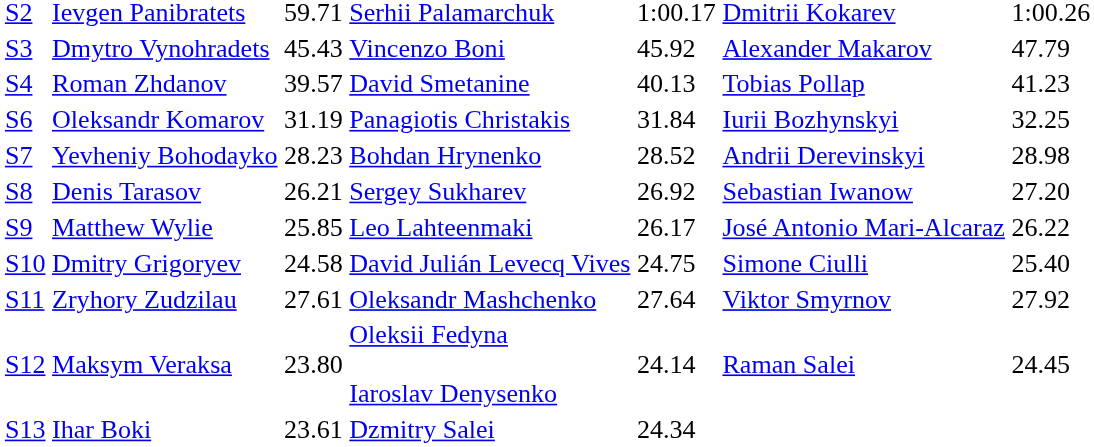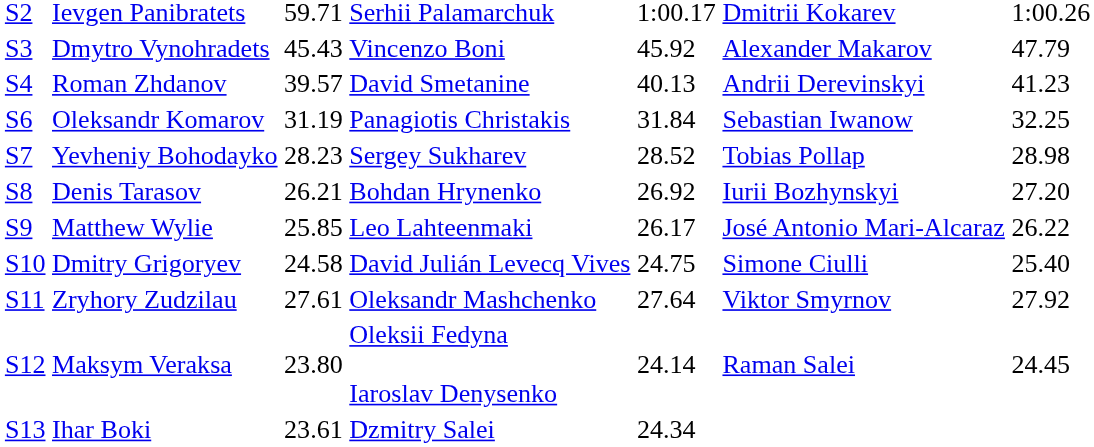(794, 83) Tobias Pollap -> (823, 83) Andrii Derevinskyi
(810, 119) Iurii Bozhynskyi -> (818, 119) Sebastian Iwanow
(445, 155) Bohdan Hrynenko -> (438, 155) Sergey Sukharev
(823, 155) Andrii Derevinskyi -> (794, 155) Tobias Pollap
(438, 191) Sergey Sukharev -> (445, 191) Bohdan Hrynenko
(818, 191) Sebastian Iwanow -> (810, 191) Iurii Bozhynskyi
